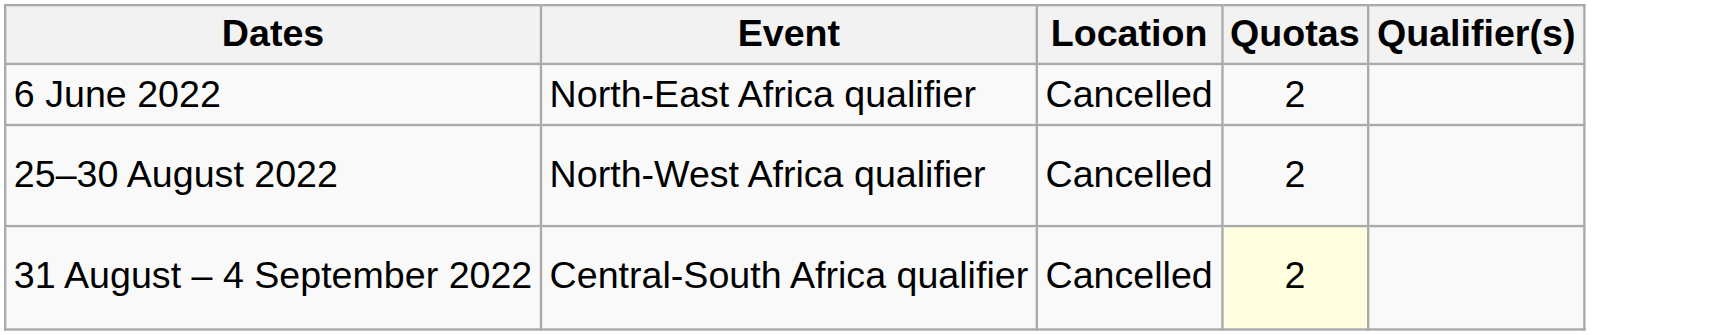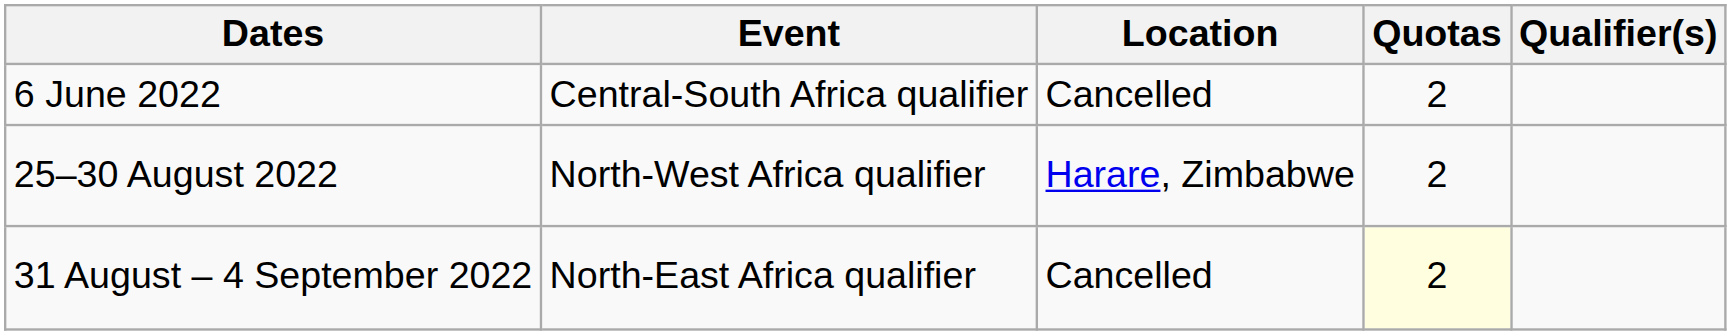(763, 93) North-East Africa qualifier -> (789, 93) Central-South Africa qualifier
(1129, 174) Cancelled -> (1200, 174) Harare, Zimbabwe
(789, 276) Central-South Africa qualifier -> (763, 276) North-East Africa qualifier
